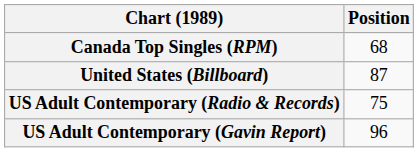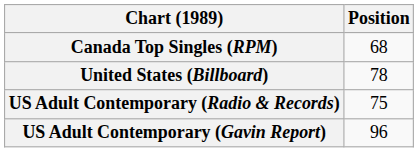(379, 75) 87 -> (379, 75) 78
